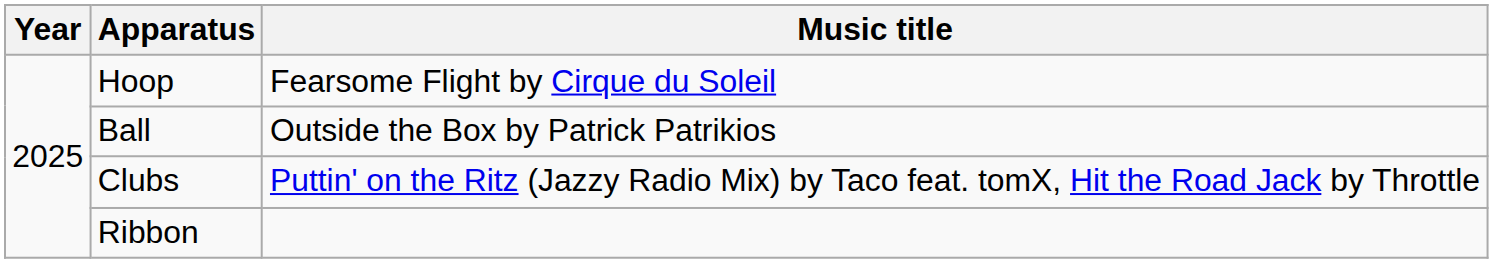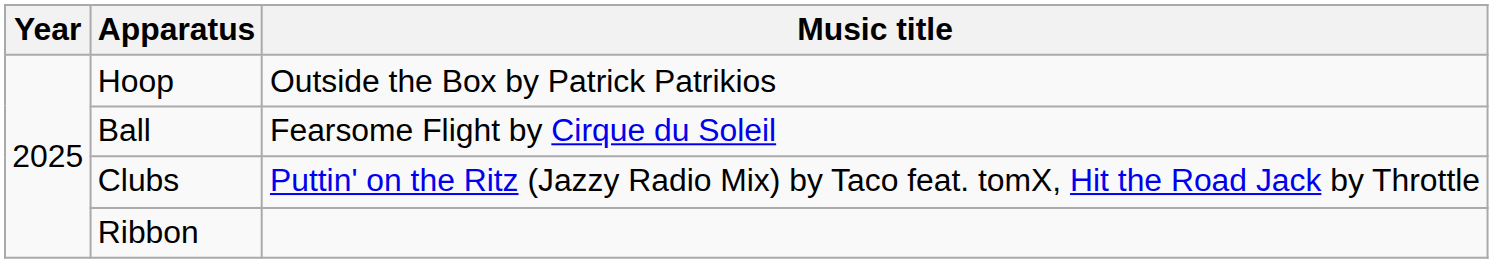(523, 80) Fearsome Flight by Cirque du Soleil -> (523, 80) Outside the Box by Patrick Patrikios
(523, 130) Outside the Box by Patrick Patrikios -> (523, 130) Fearsome Flight by Cirque du Soleil
